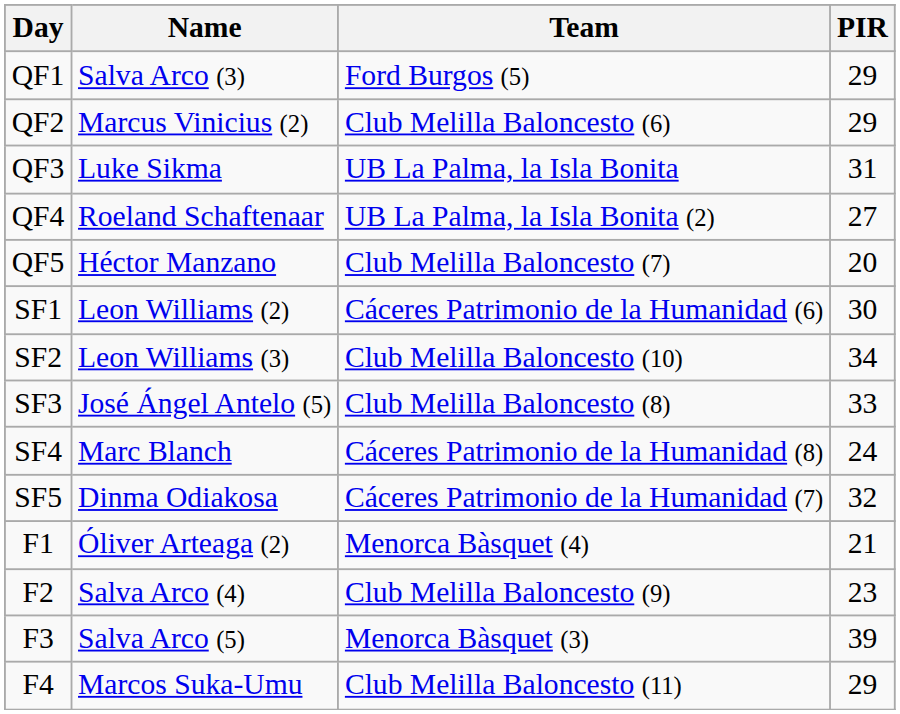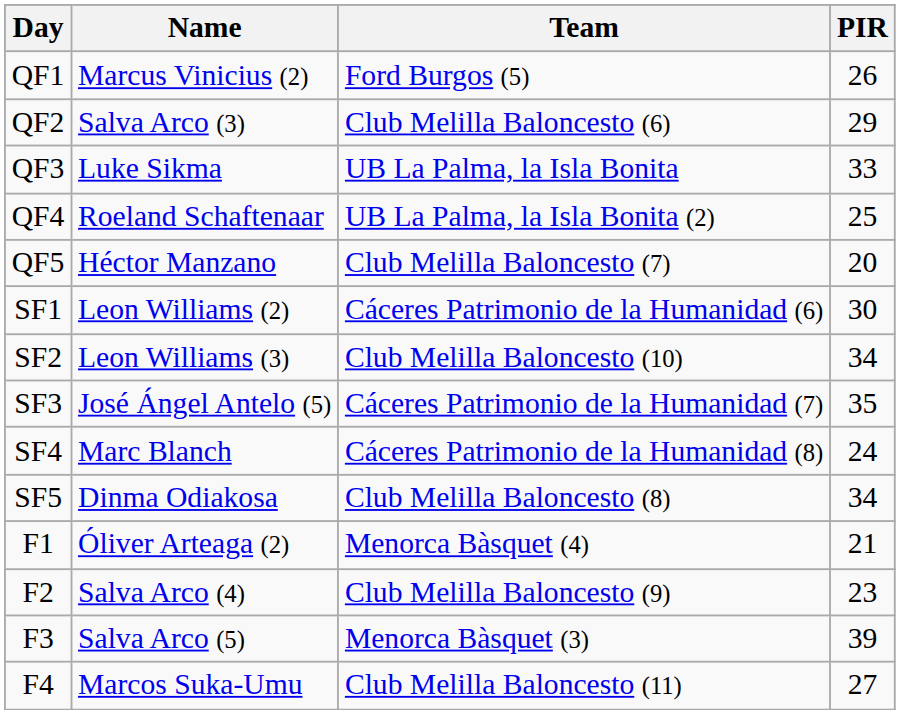(161, 74) Salva Arco (3) -> (193, 74) Marcus Vinicius (2)
(862, 74) 29 -> (862, 74) 26
(193, 121) Marcus Vinicius (2) -> (161, 121) Salva Arco (3)
(862, 168) 31 -> (862, 168) 33
(862, 215) 27 -> (862, 215) 25
(508, 403) Club Melilla Baloncesto (8) -> (584, 403) Cáceres Patrimonio de la Humanidad (7)
(862, 403) 33 -> (862, 403) 35
(584, 497) Cáceres Patrimonio de la Humanidad (7) -> (508, 497) Club Melilla Baloncesto (8)
(862, 497) 32 -> (862, 497) 34
(862, 685) 29 -> (862, 685) 27
